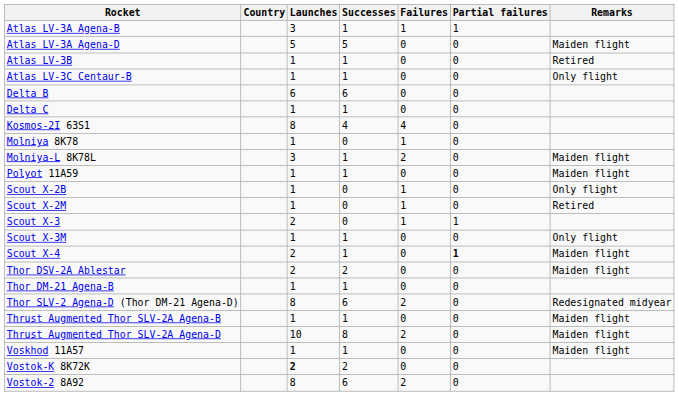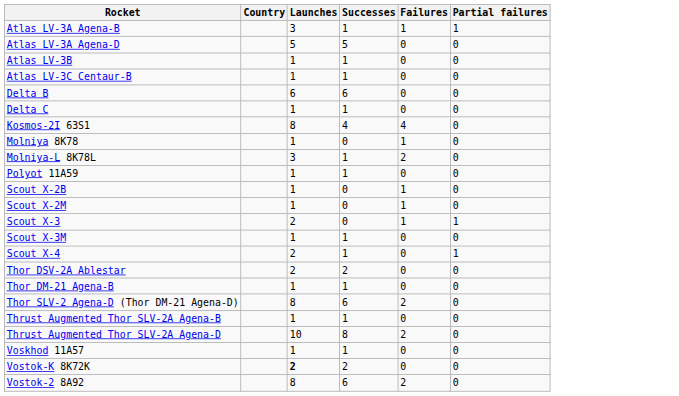- column: (612, 12)
(456, 254) bold -> (456, 254) normal
